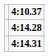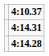rows swapped: (26, 28) <-> (26, 43)
